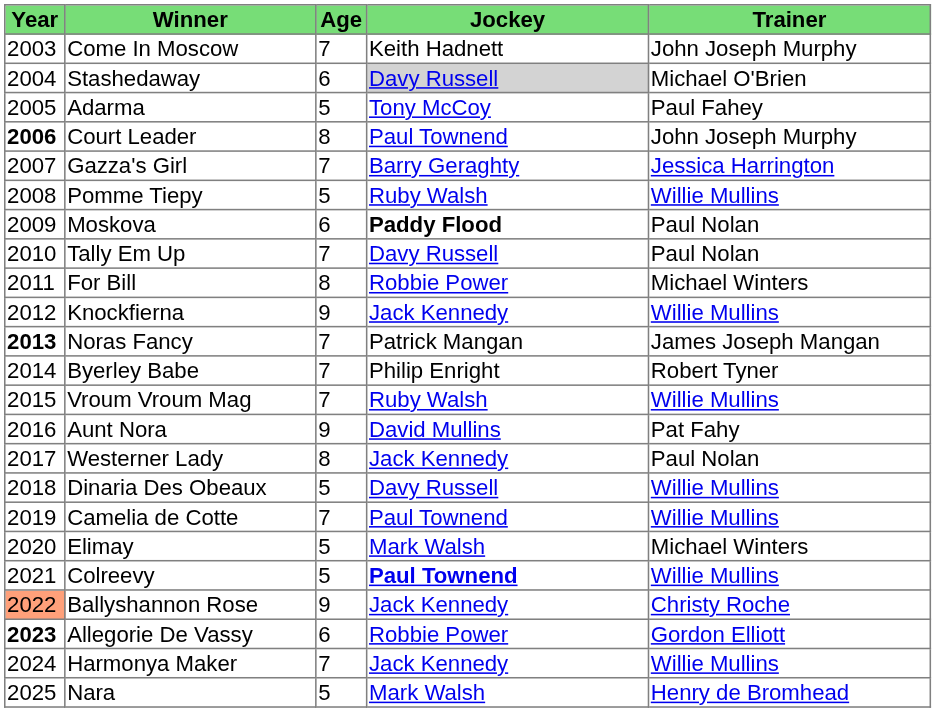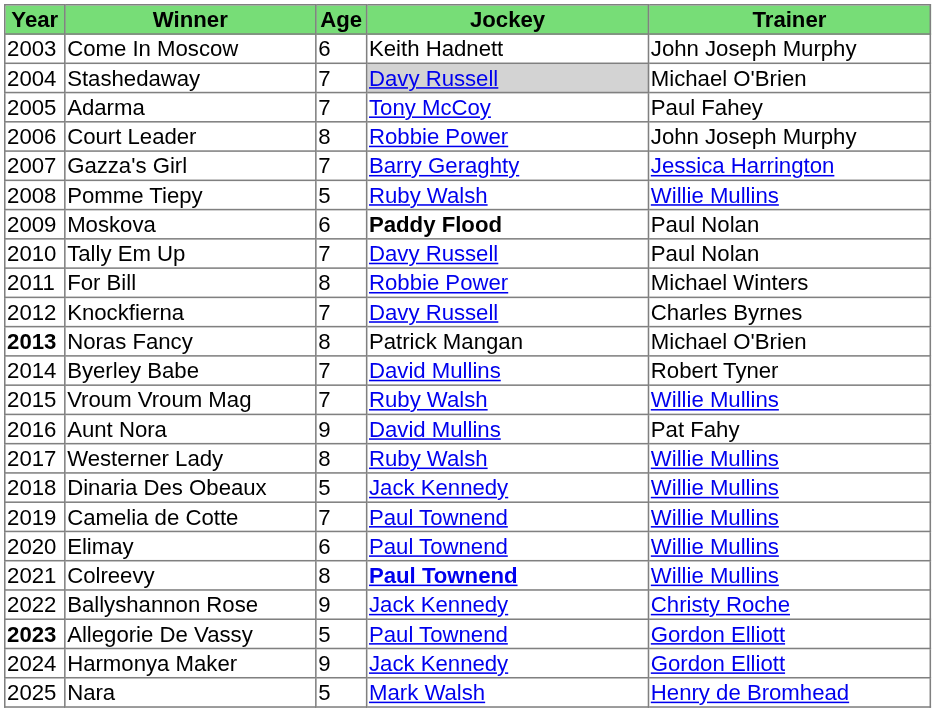(324, 49) 7 -> (324, 49) 6
(324, 78) 6 -> (324, 78) 7
(324, 107) 5 -> (324, 107) 7
(32, 136) bold -> (32, 136) normal
(438, 136) Paul Townend -> (439, 136) Robbie Power
(324, 312) 9 -> (324, 312) 7
(439, 312) Jack Kennedy -> (434, 312) Davy Russell
(715, 312) Willie Mullins -> (727, 312) Charles Byrnes
(324, 341) 7 -> (324, 341) 8
(765, 341) James Joseph Mangan -> (729, 341) Michael O'Brien
(434, 371) Philip Enright -> (435, 371) David Mullins
(439, 458) Jack Kennedy -> (428, 458) Ruby Walsh
(705, 458) Paul Nolan -> (715, 458) Willie Mullins
(434, 488) Davy Russell -> (439, 488) Jack Kennedy
(324, 546) 5 -> (324, 546) 6
(427, 546) Mark Walsh -> (438, 546) Paul Townend
(730, 546) Michael Winters -> (715, 546) Willie Mullins
(324, 575) 5 -> (324, 575) 8
(32, 605) lightsalmon background -> (32, 605) no background
(324, 634) 6 -> (324, 634) 5
(439, 634) Robbie Power -> (438, 634) Paul Townend
(324, 663) 7 -> (324, 663) 9
(715, 663) Willie Mullins -> (718, 663) Gordon Elliott
